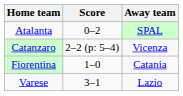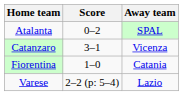(92, 47) 2–2 (p: 5–4) -> (92, 47) 3–1
(92, 82) 3–1 -> (92, 82) 2–2 (p: 5–4)
